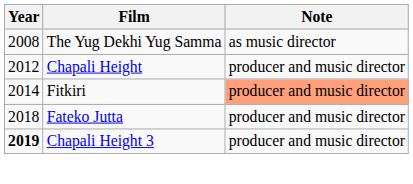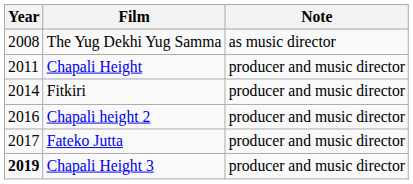(24, 66) 2012 -> (23, 66) 2011
(317, 91) lightsalmon background -> (317, 91) no background
+ row: (99, 116)
(24, 116) 2018 -> (24, 141) 2017
